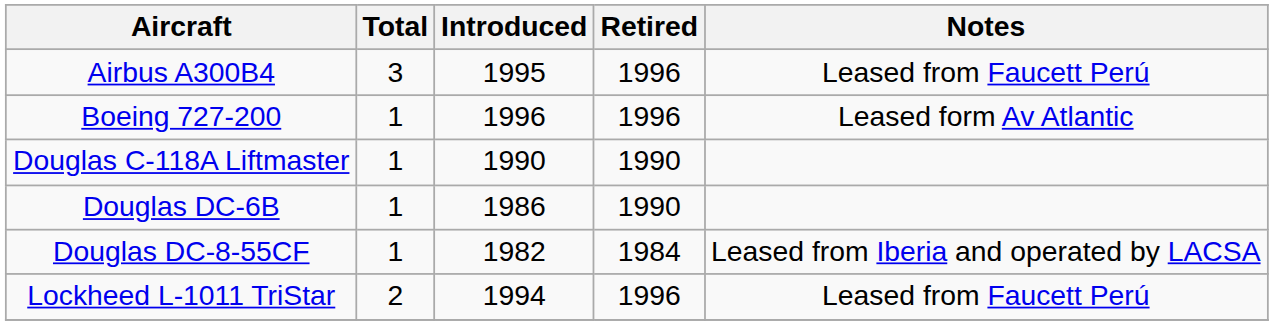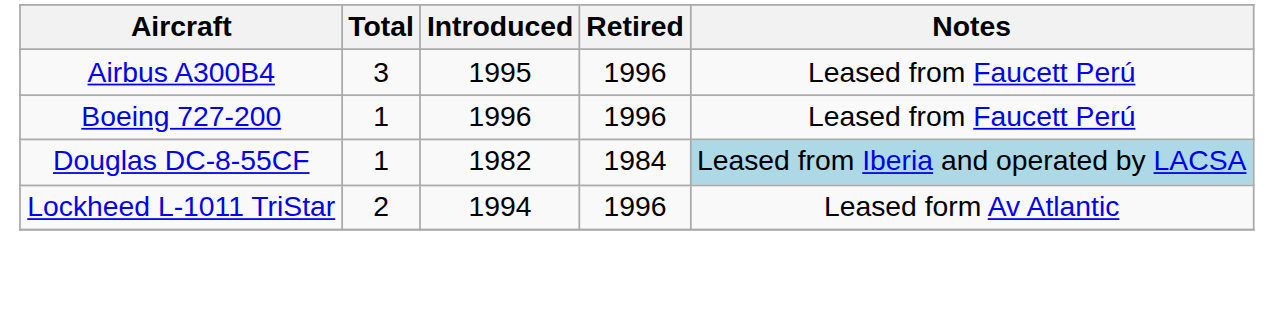(986, 116) Leased form Av Atlantic -> (972, 116) Leased from Faucett Perú
- row: (181, 161)
- row: (181, 206)
(986, 251) no background -> (972, 161) lightblue background
(986, 296) Leased from Faucett Perú -> (972, 206) Leased form Av Atlantic
